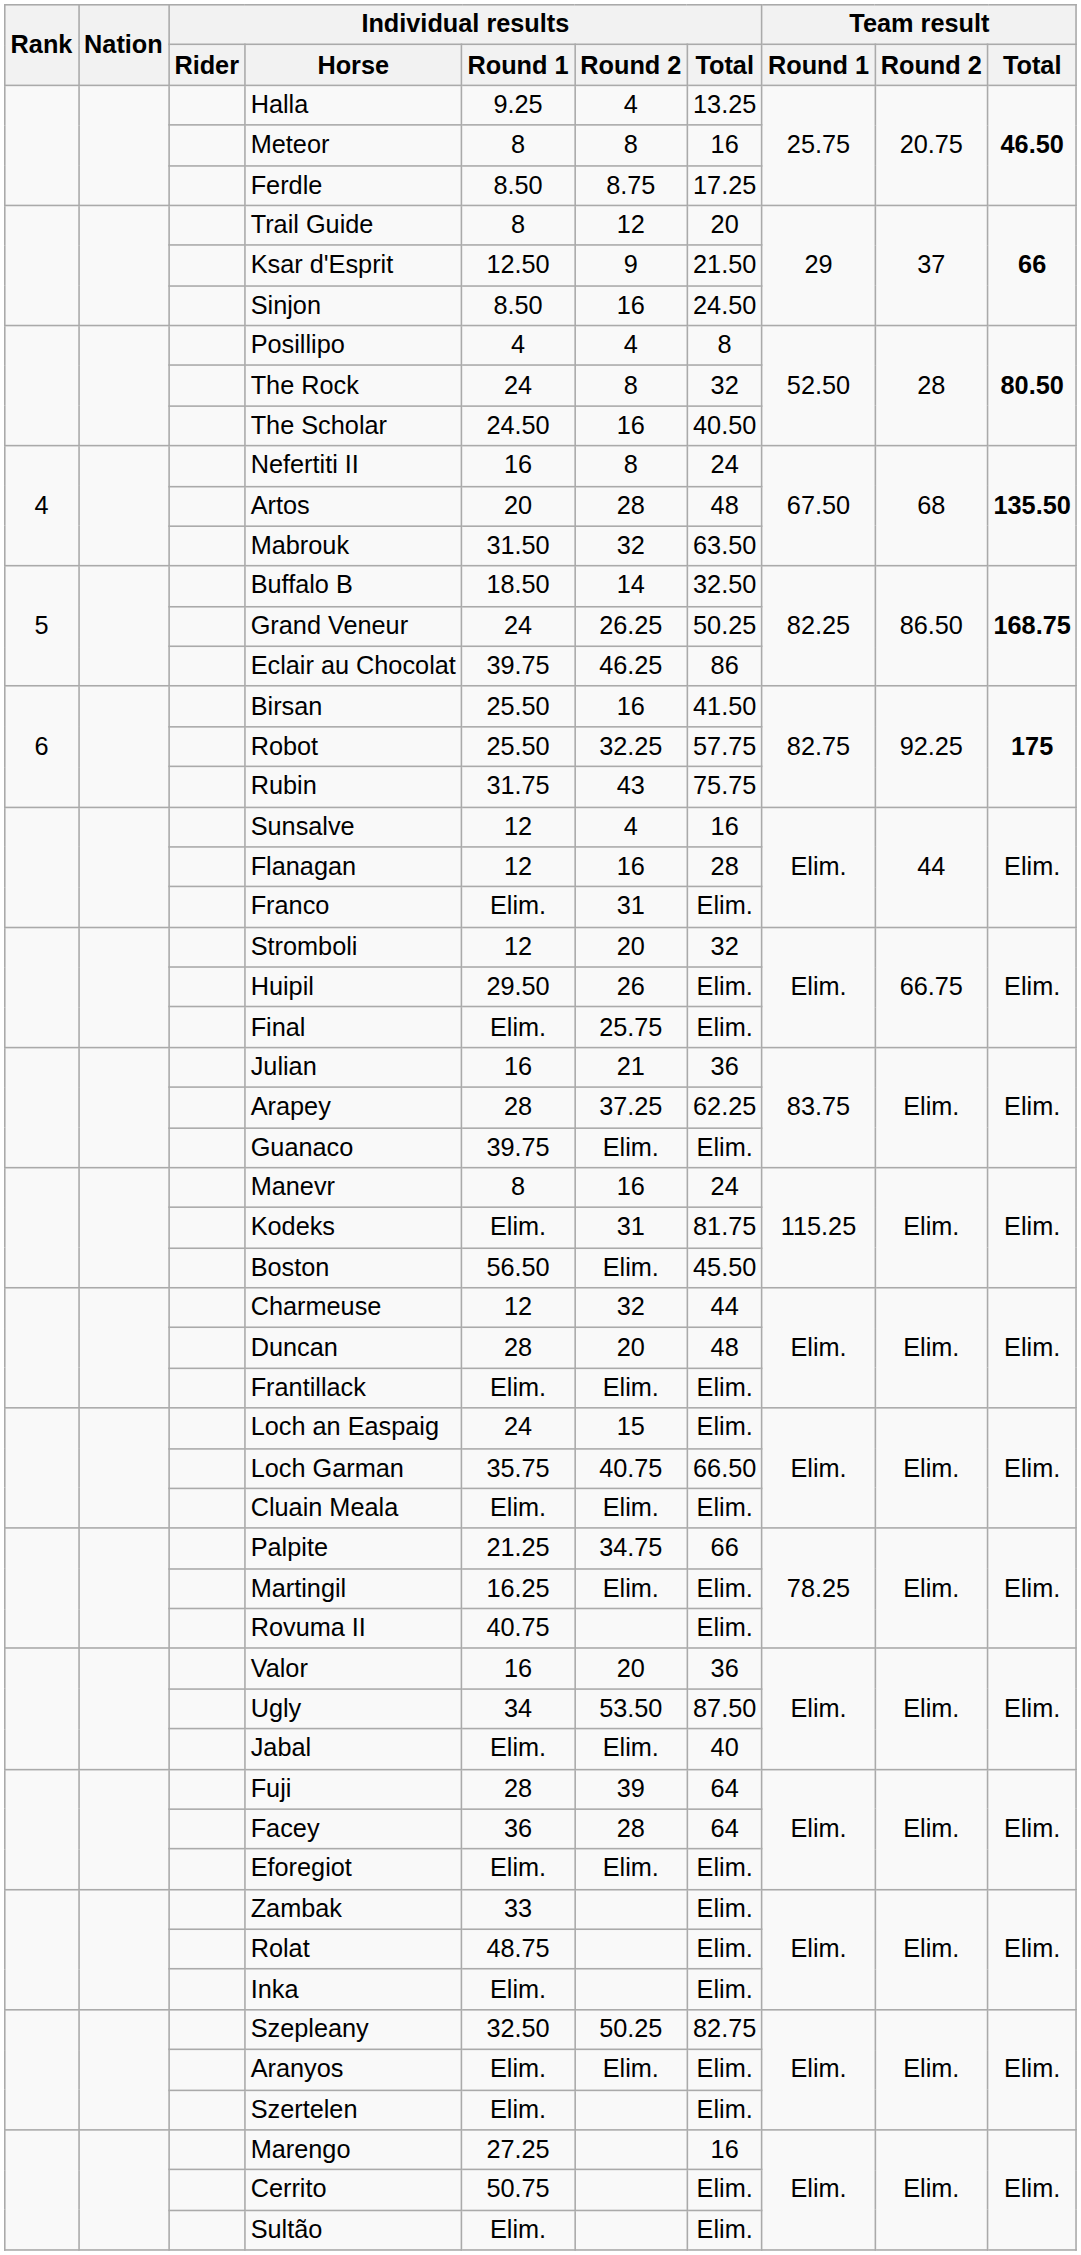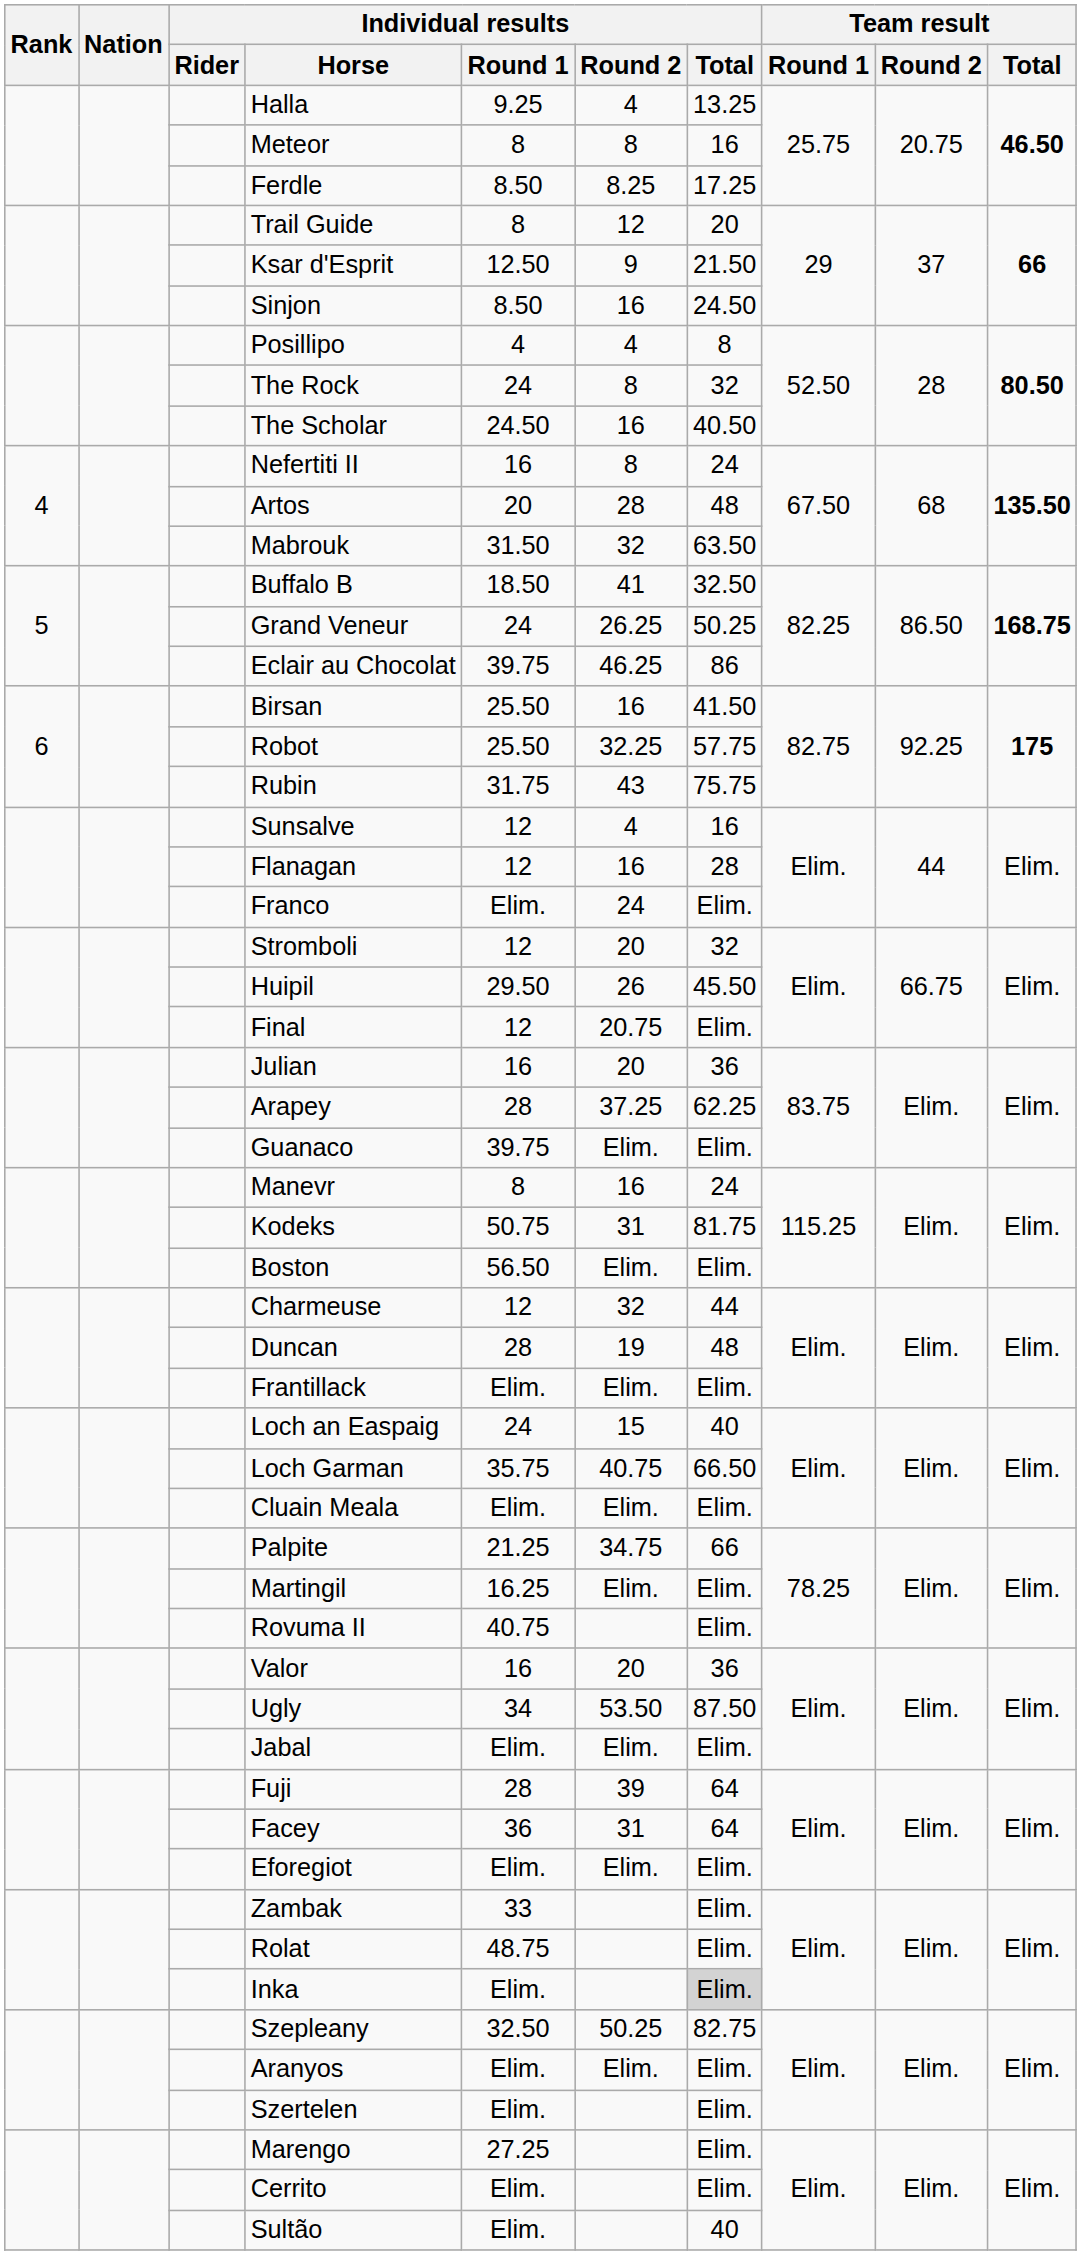(631, 184) 8.75 -> (631, 184) 8.25
(631, 585) 14 -> (631, 585) 41
(631, 906) 31 -> (631, 906) 24
(725, 986) Elim. -> (725, 986) 45.50
(518, 1026) Elim. -> (518, 1026) 12
(631, 1026) 25.75 -> (631, 1026) 20.75
(631, 1066) 21 -> (631, 1066) 20
(518, 1227) Elim. -> (518, 1227) 50.75
(725, 1267) 45.50 -> (725, 1267) Elim.
(631, 1347) 20 -> (631, 1347) 19
(725, 1427) Elim. -> (725, 1427) 40
(725, 1748) 40 -> (725, 1748) Elim.
(631, 1828) 28 -> (631, 1828) 31
(725, 1989) no background -> (725, 1989) lightgrey background
(725, 2149) 16 -> (725, 2149) Elim.
(518, 2189) 50.75 -> (518, 2189) Elim.
(725, 2229) Elim. -> (725, 2229) 40
